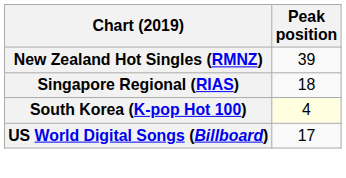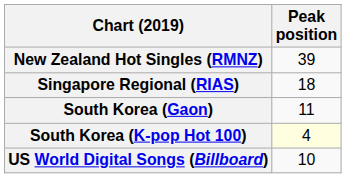+ row: (138, 110)
(306, 135) 17 -> (306, 160) 10
